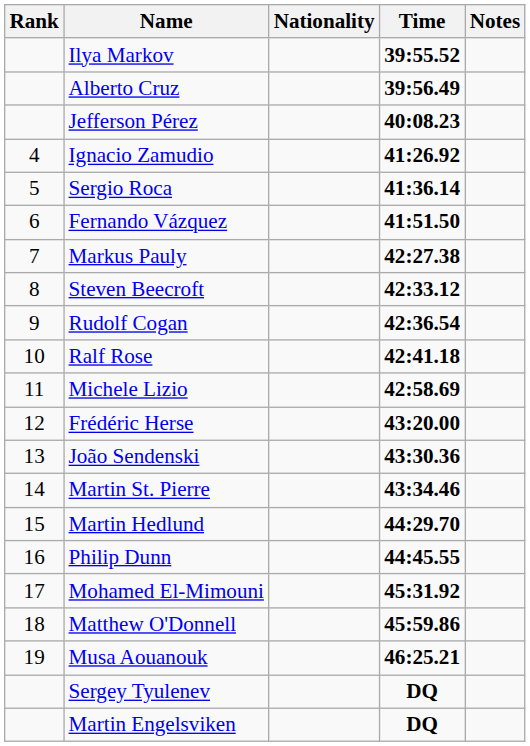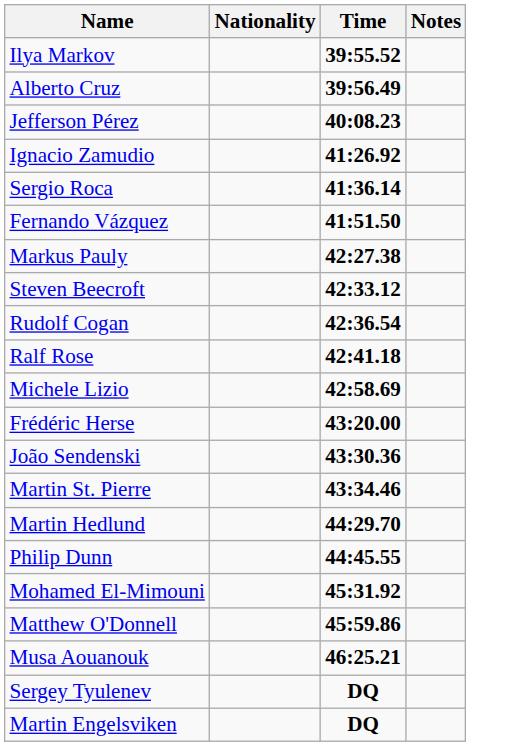- column: (34, 21)
